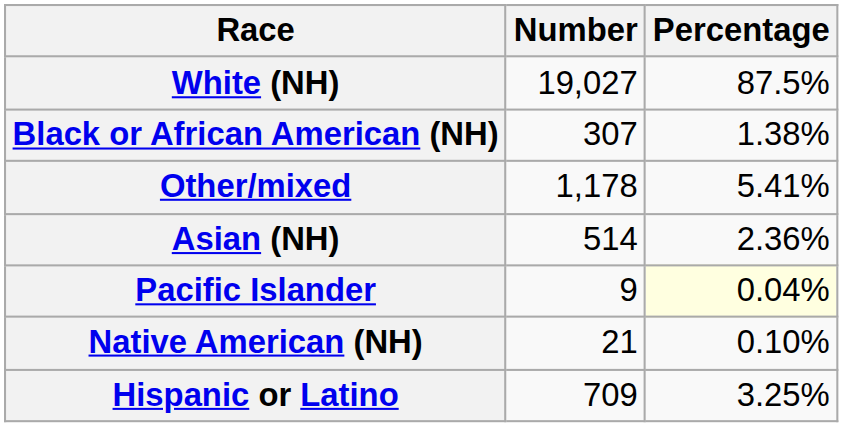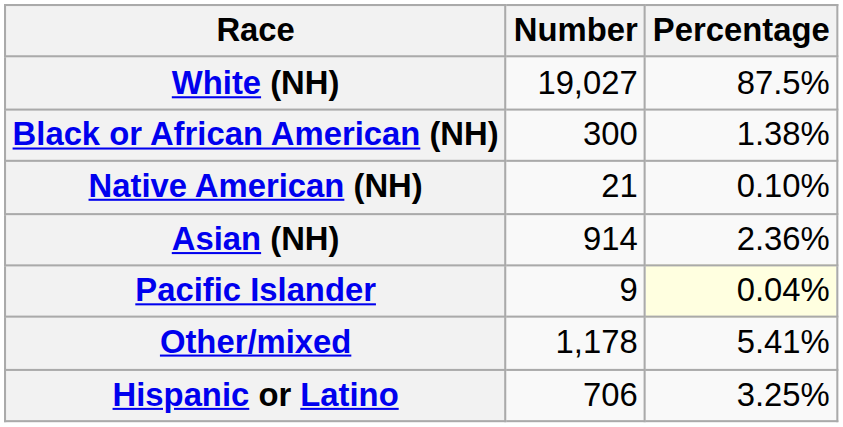(610, 134) 307 -> (610, 134) 300
rows swapped: (256, 342) <-> (256, 186)
(610, 238) 514 -> (610, 238) 914
(610, 394) 709 -> (610, 394) 706
